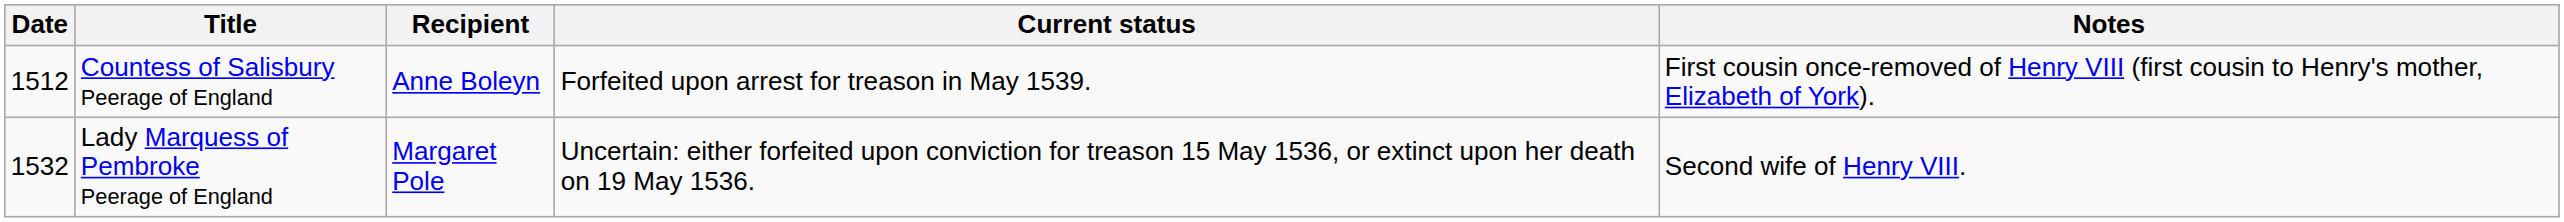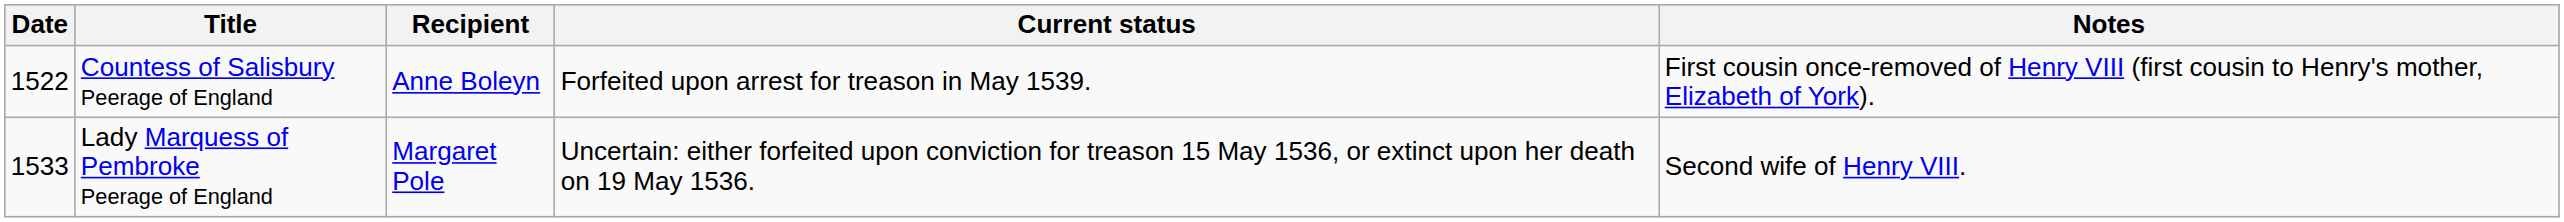(40, 81) 1512 -> (40, 81) 1522
(40, 166) 1532 -> (40, 166) 1533
